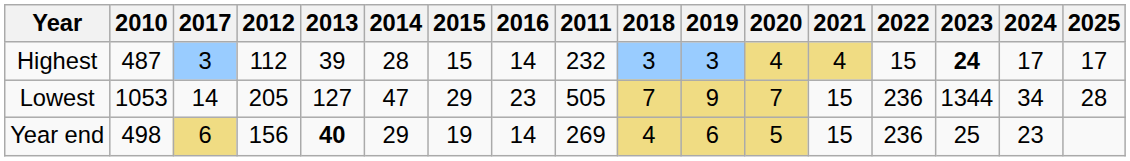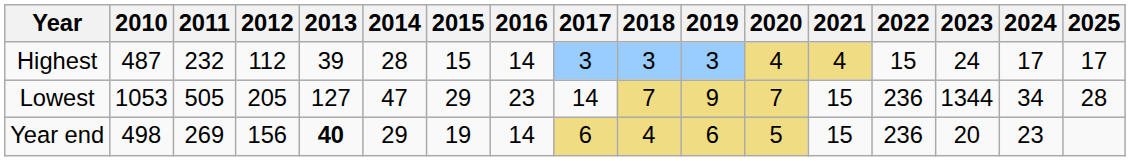columns swapped: (586, 23) <-> (205, 23)
(967, 60) bold -> (967, 60) normal
(967, 135) 25 -> (967, 135) 20
